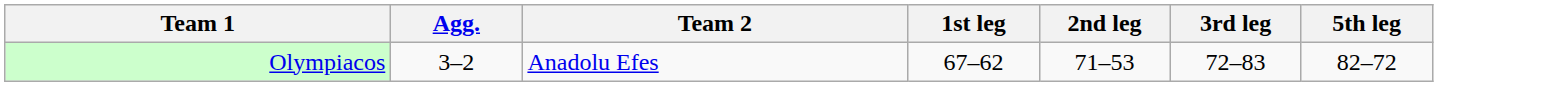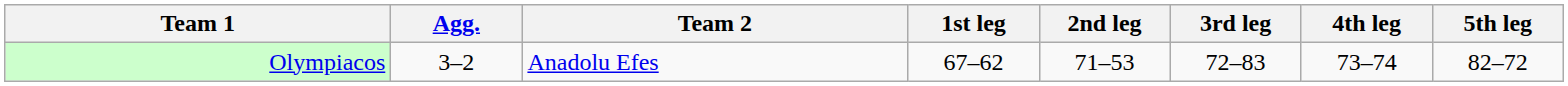+ column: (1367, 23)
